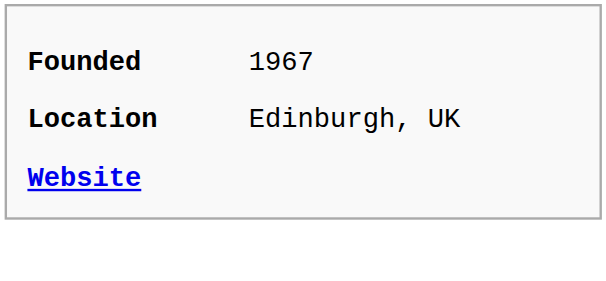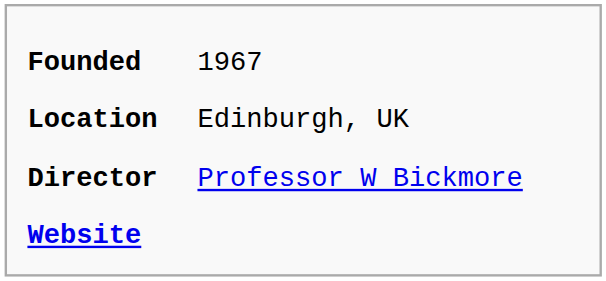+ row: (92, 177)
